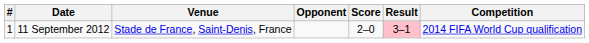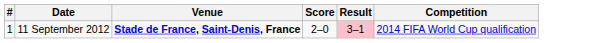- column: (321, 12)
(203, 29) normal -> (207, 29) bold
